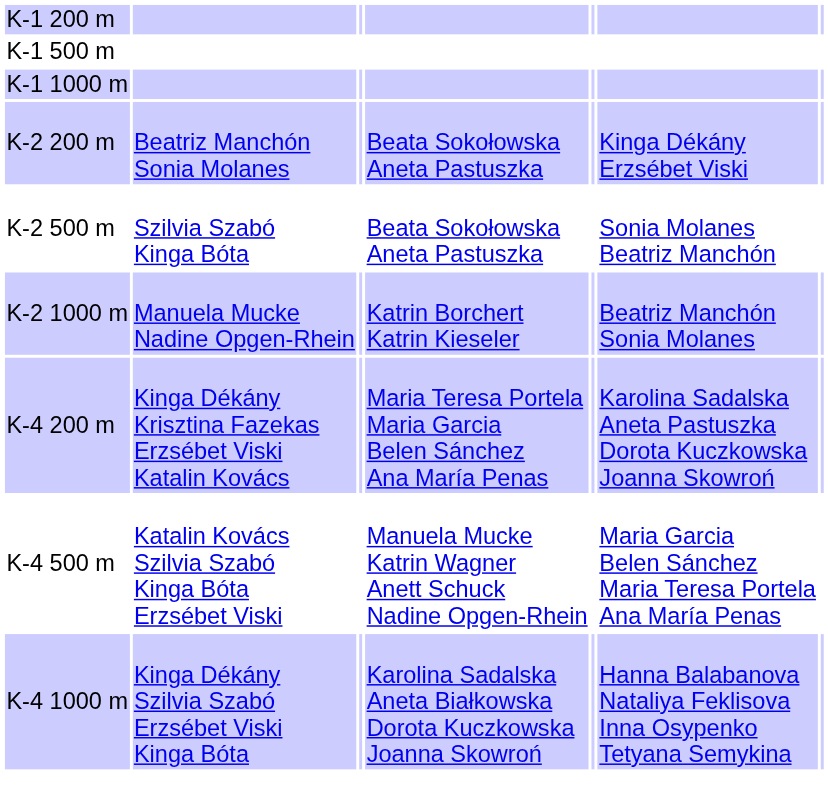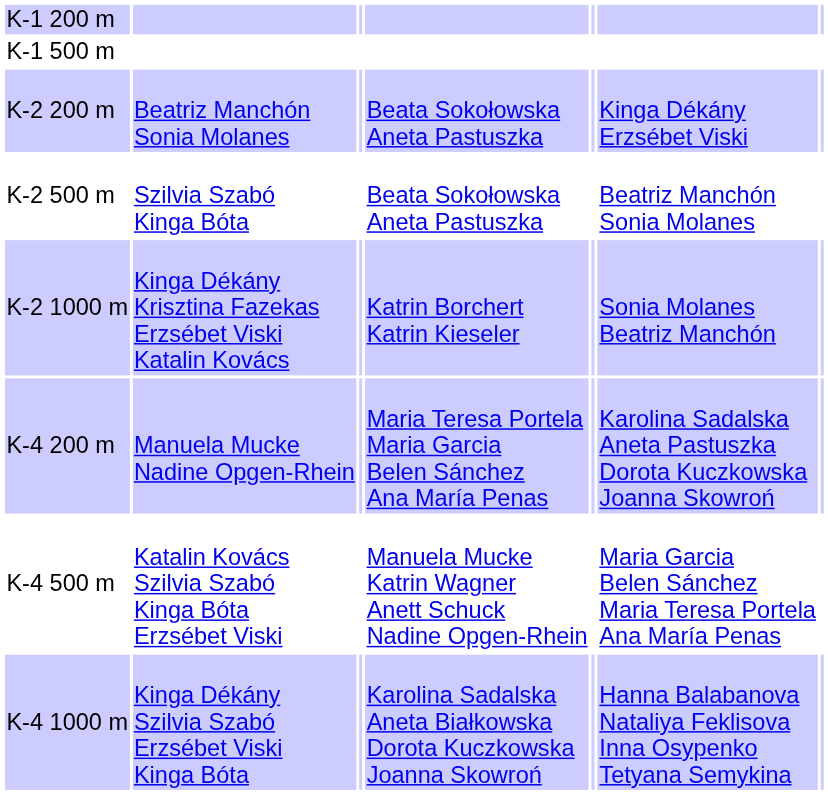- row: (67, 84)
(688, 241) Sonia Molanes Beatriz Manchón -> (688, 209) Beatriz Manchón Sonia Molanes
(244, 326) Manuela Mucke Nadine Opgen-Rhein -> (227, 320) Kinga Dékány Krisztina Fazekas Erzsébet Viski Katalin Kovács
(688, 326) Beatriz Manchón Sonia Molanes -> (688, 320) Sonia Molanes Beatriz Manchón
(227, 438) Kinga Dékány Krisztina Fazekas Erzsébet Viski Katalin Kovács -> (244, 458) Manuela Mucke Nadine Opgen-Rhein
